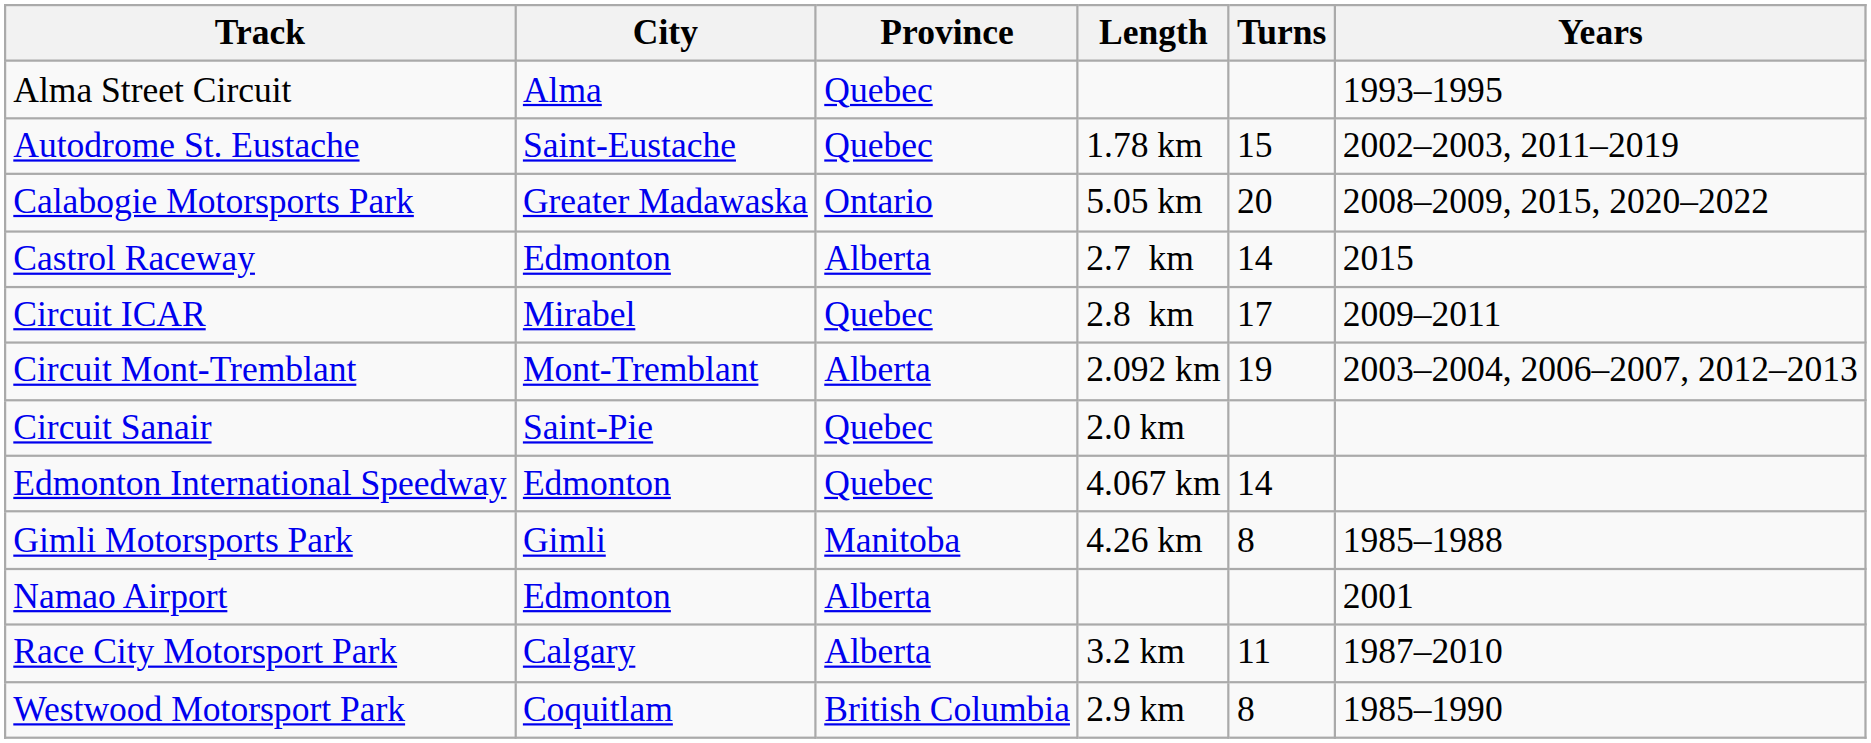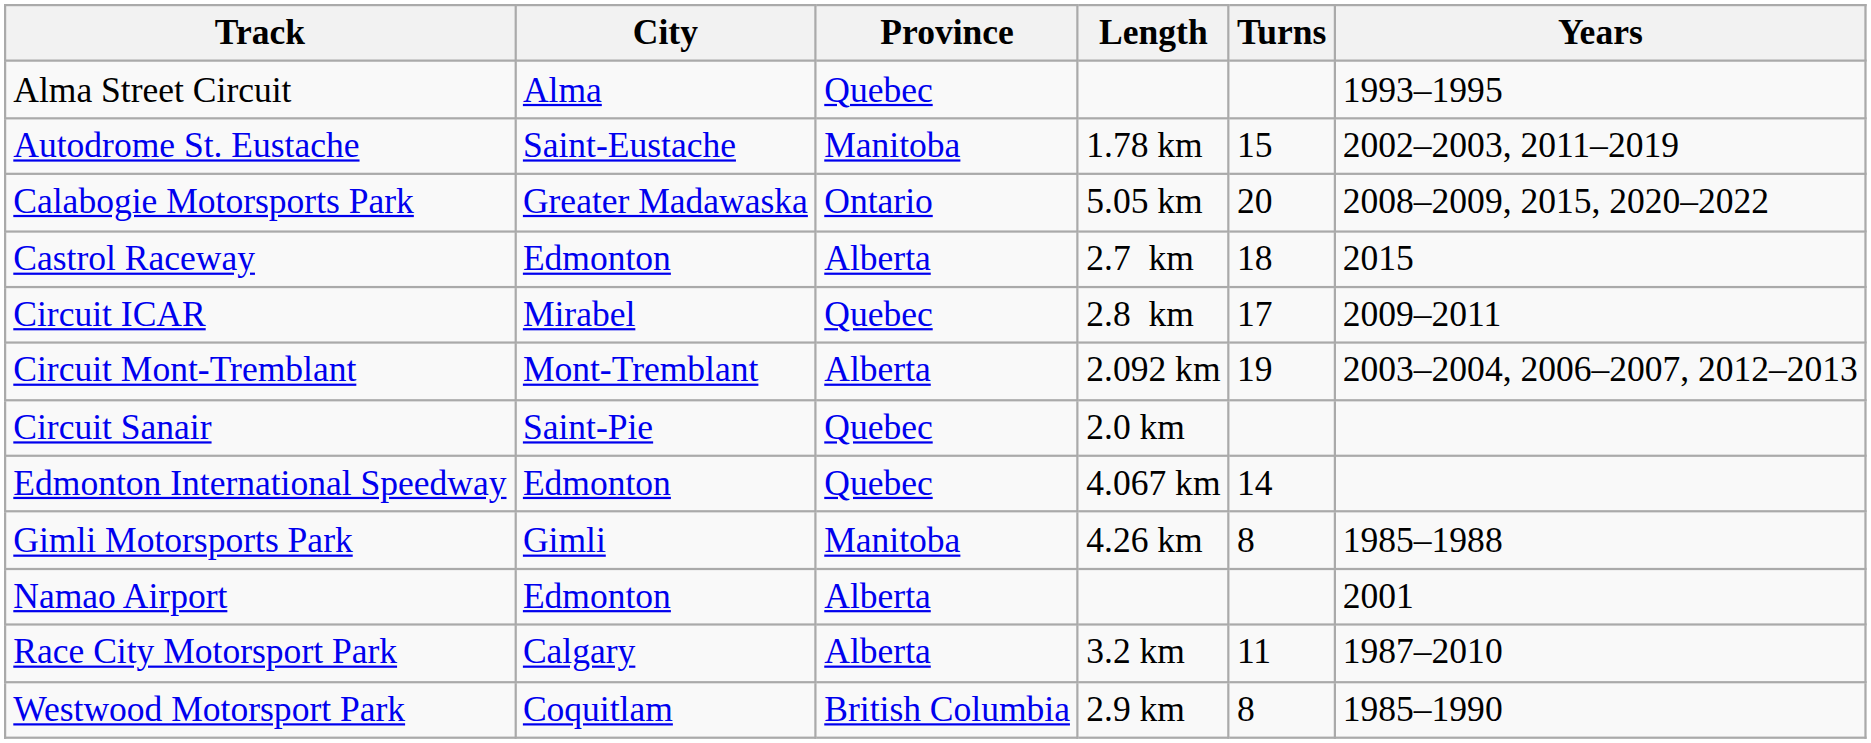(878, 145) Quebec -> (892, 145) Manitoba
(1255, 257) 14 -> (1255, 257) 18
